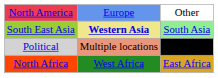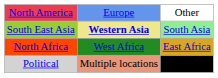rows swapped: (41, 64) <-> (41, 47)
